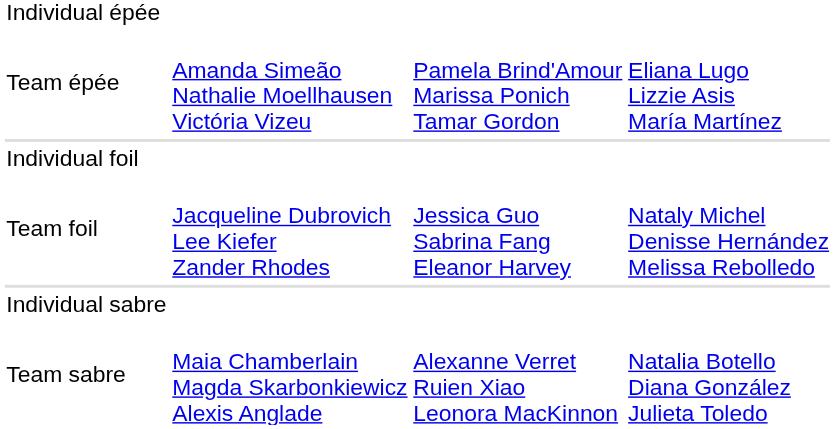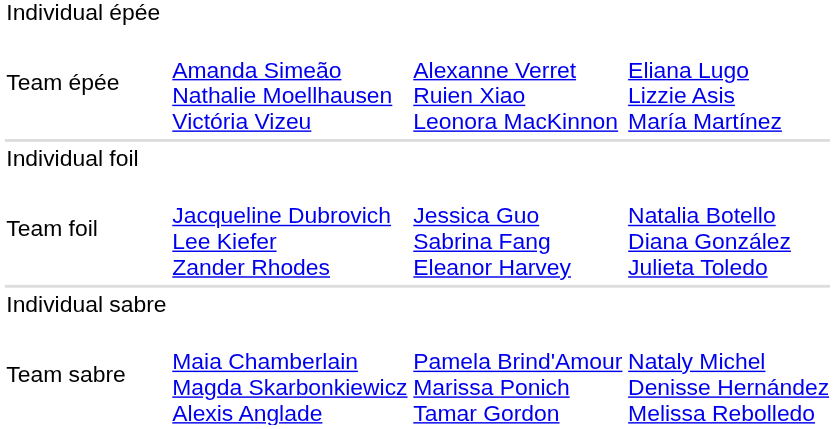(518, 95) Pamela Brind'Amour Marissa Ponich Tamar Gordon -> (516, 95) Alexanne Verret Ruien Xiao Leonora MacKinnon
(729, 241) Nataly Michel Denisse Hernández Melissa Rebolledo -> (710, 241) Natalia Botello Diana González Julieta Toledo
(516, 387) Alexanne Verret Ruien Xiao Leonora MacKinnon -> (518, 387) Pamela Brind'Amour Marissa Ponich Tamar Gordon
(710, 387) Natalia Botello Diana González Julieta Toledo -> (729, 387) Nataly Michel Denisse Hernández Melissa Rebolledo
